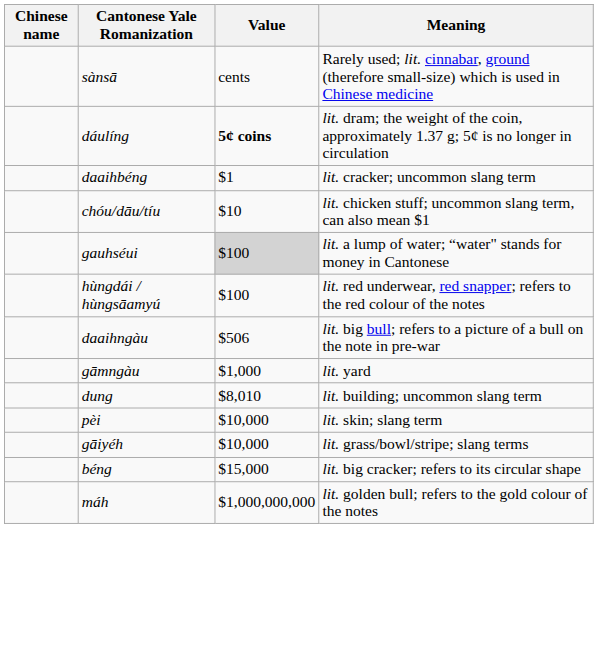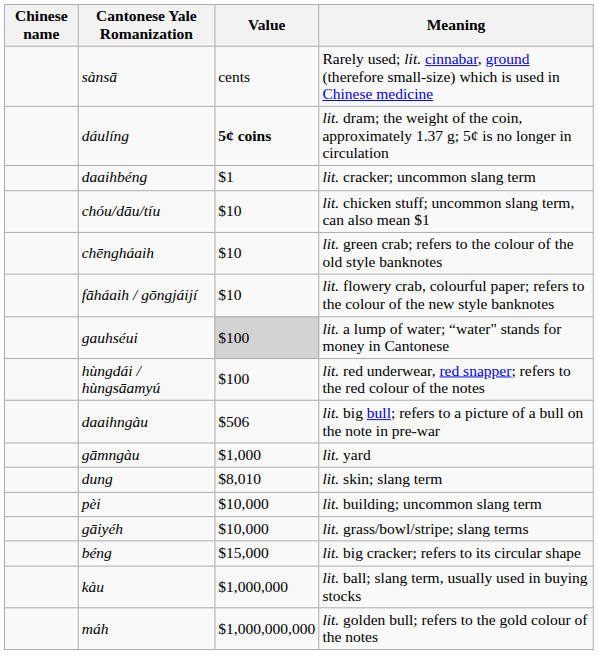+ row: (118, 253)
+ row: (139, 295)
(432, 395) lit. building; uncommon slang term -> (382, 479) lit. skin; slang term
(382, 420) lit. skin; slang term -> (432, 504) lit. building; uncommon slang term
+ row: (93, 586)
